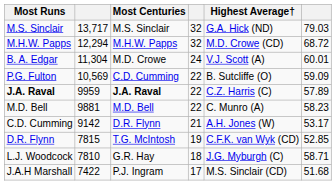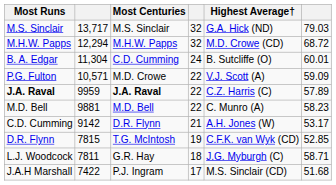(139, 60) M.D. Crowe -> (146, 60) C.D. Cumming
(235, 60) V.J. Scott (A) -> (239, 60) B. Sutcliffe (O)
(93, 76) 10,569 -> (93, 76) 10,571
(146, 76) C.D. Cumming -> (139, 76) M.D. Crowe
(239, 76) B. Sutcliffe (O) -> (235, 76) V.J. Scott (A)
(89, 156) 7810 -> (88, 156) 7811
